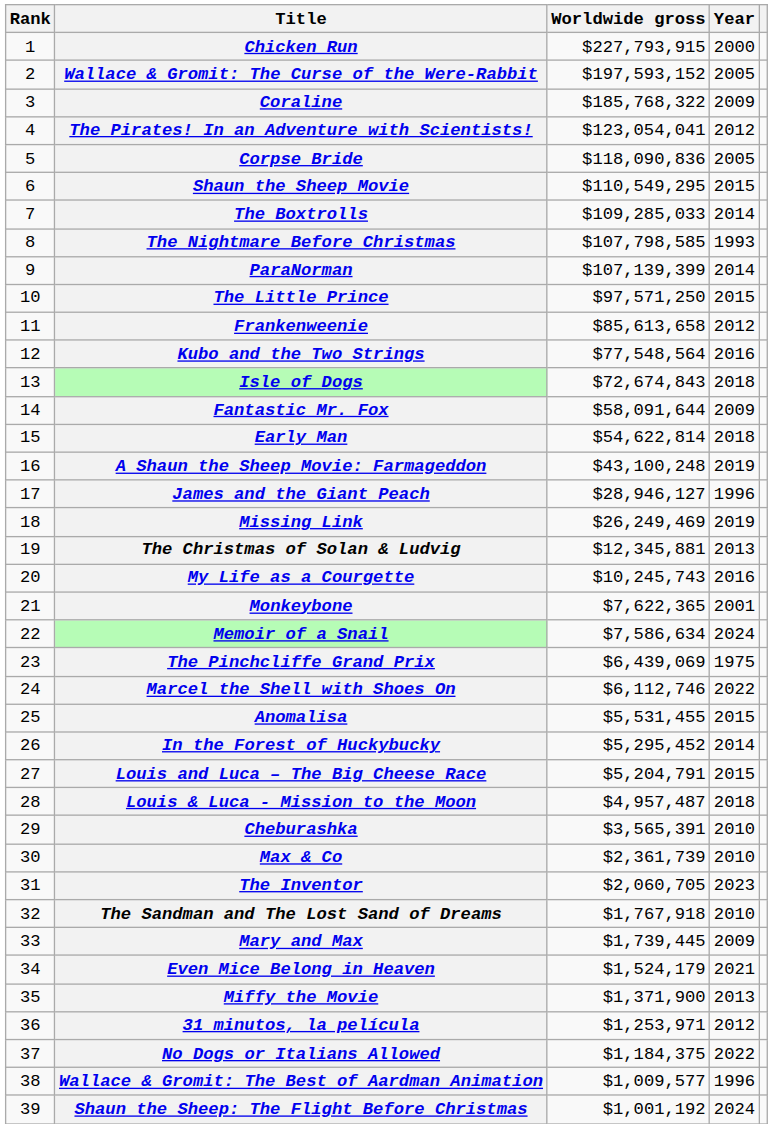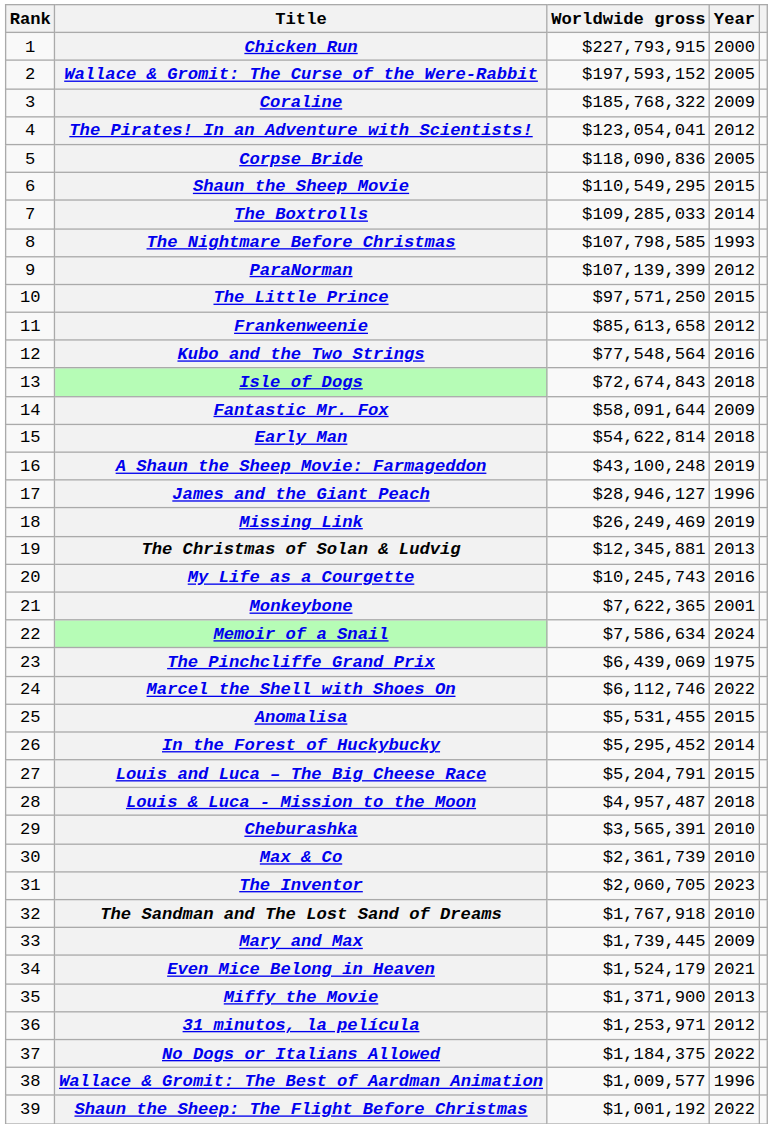(734, 270) 2014 -> (734, 270) 2012
(734, 1109) 2024 -> (734, 1109) 2022
